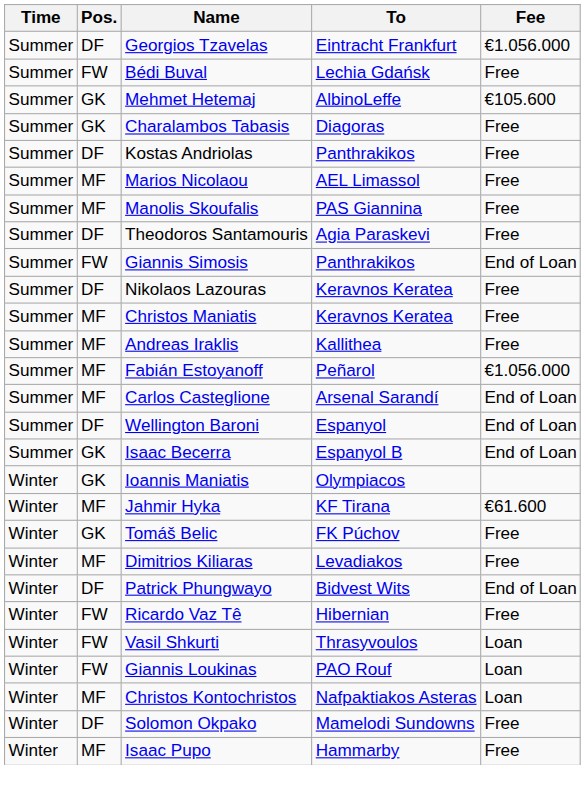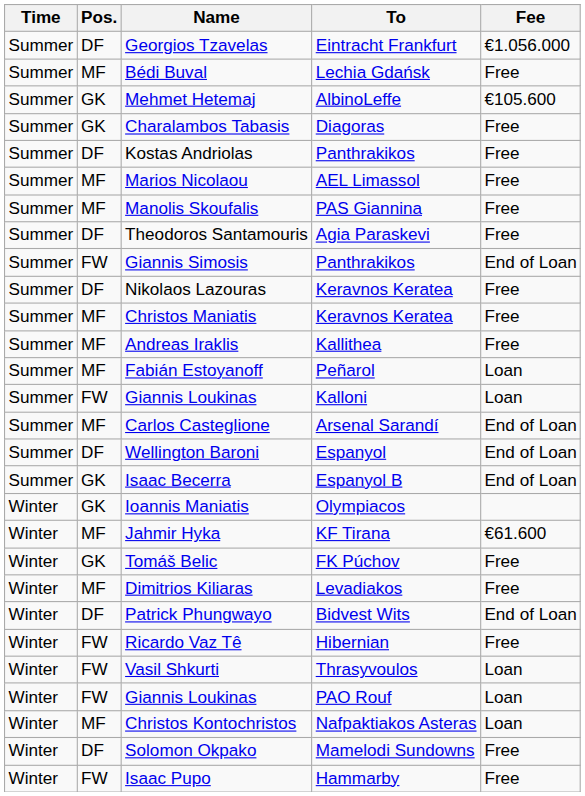(94, 72) FW -> (93, 72) MF
(527, 371) €1.056.000 -> (503, 371) Loan
+ row: (191, 398)
(93, 751) MF -> (94, 778) FW
